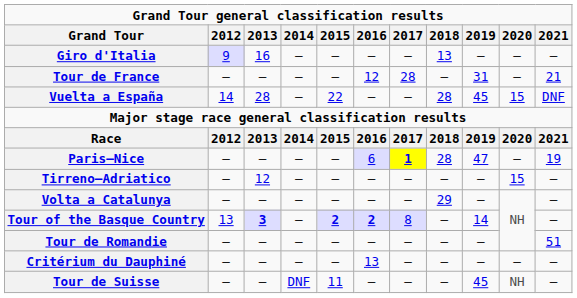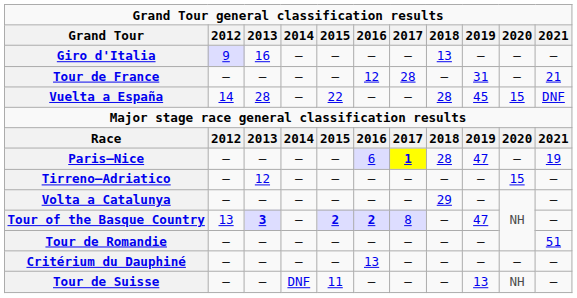(481, 220) 14 -> (481, 220) 47
(481, 282) 45 -> (481, 282) 13
